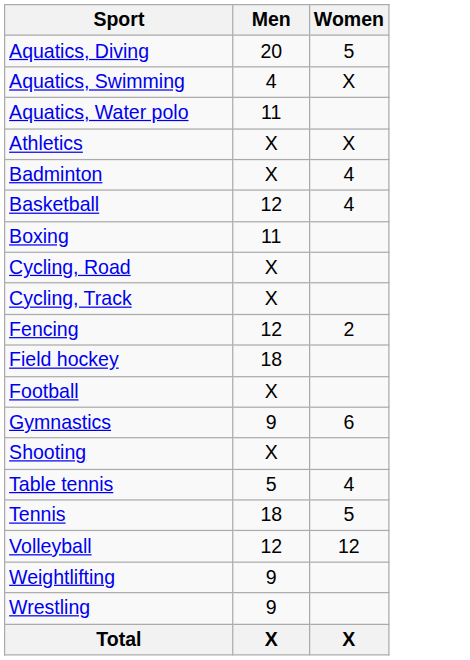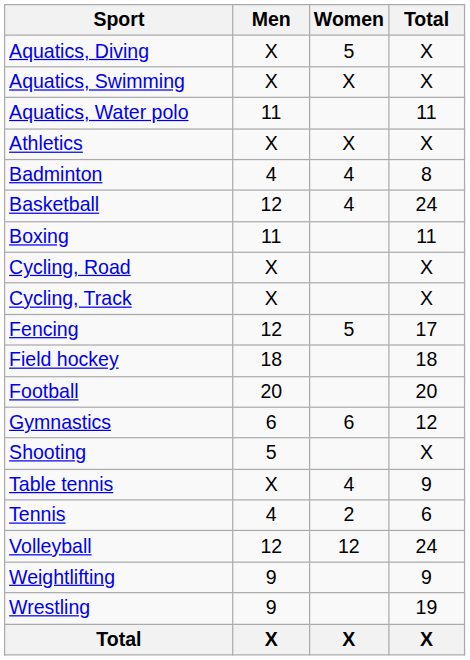+ column: (426, 19)
(271, 50) 20 -> (271, 50) X
(271, 81) 4 -> (271, 81) X
(271, 174) X -> (271, 174) 4
(349, 329) 2 -> (349, 329) 5
(271, 391) X -> (271, 391) 20
(271, 422) 9 -> (271, 422) 6
(271, 453) X -> (271, 453) 5
(271, 484) 5 -> (271, 484) X
(271, 515) 18 -> (271, 515) 4
(349, 515) 5 -> (349, 515) 2
